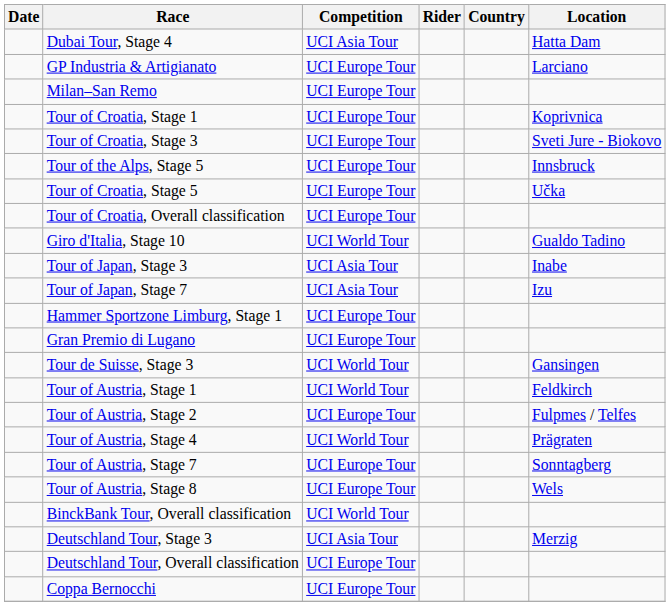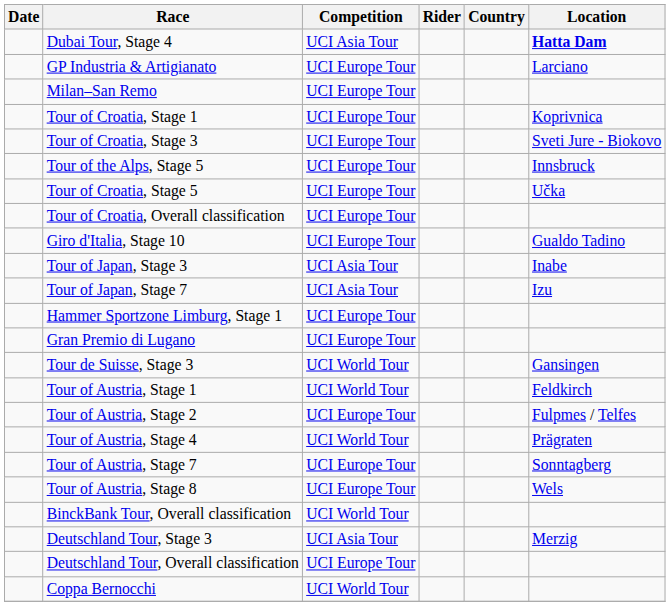(566, 41) normal -> (569, 41) bold
(357, 240) UCI World Tour -> (361, 240) UCI Europe Tour
(361, 588) UCI Europe Tour -> (357, 588) UCI World Tour
